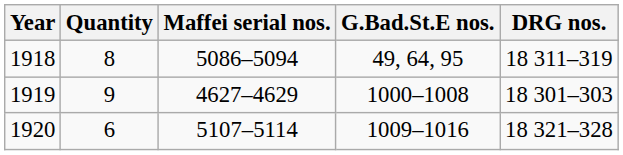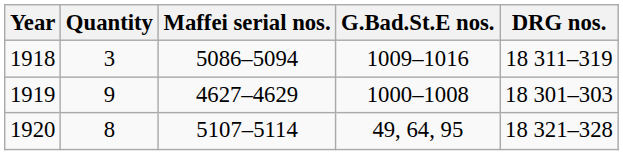(109, 58) 8 -> (109, 58) 3
(418, 58) 49, 64, 95 -> (418, 58) 1009–1016
(109, 130) 6 -> (109, 130) 8
(418, 130) 1009–1016 -> (418, 130) 49, 64, 95
